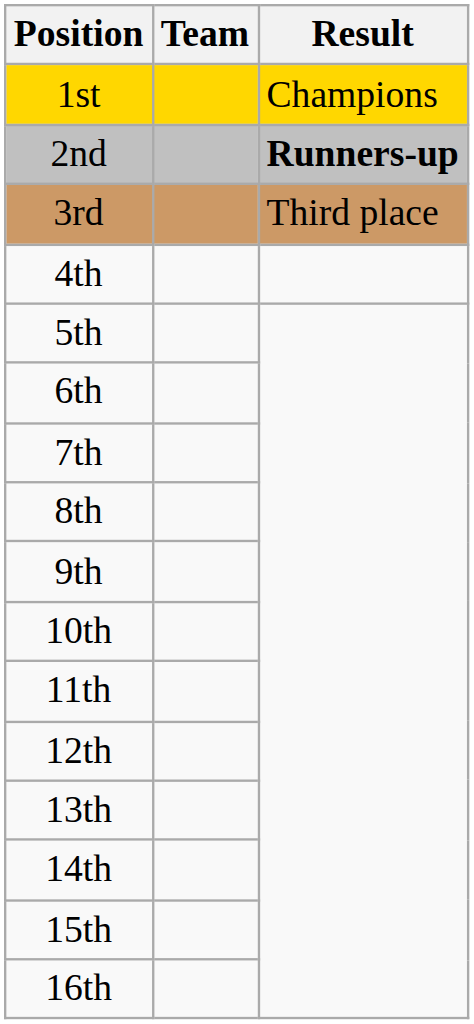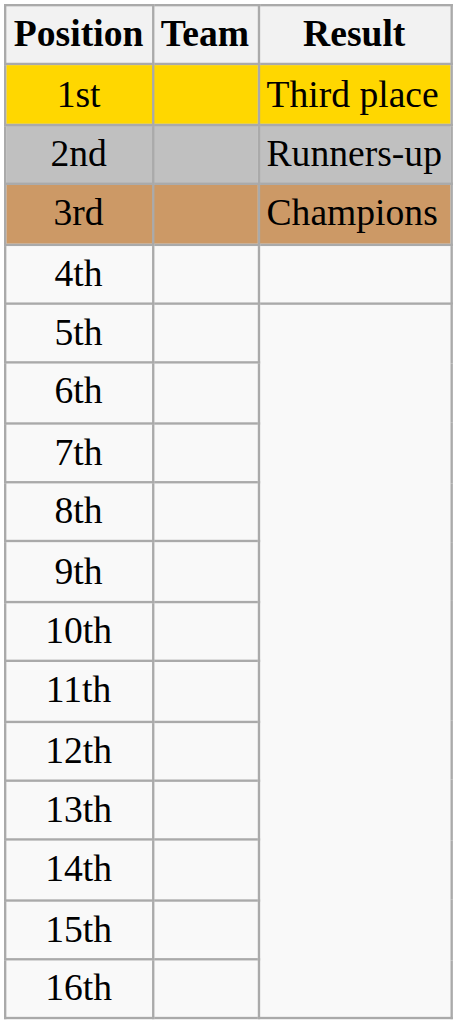(352, 93) Champions -> (353, 93) Third place
(363, 153) bold -> (354, 153) normal
(353, 213) Third place -> (352, 213) Champions
